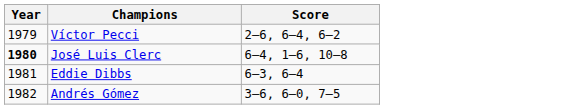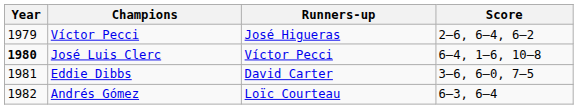+ column: (339, 14)
(274, 74) 6–3, 6–4 -> (486, 74) 3–6, 6–0, 7–5
(292, 94) 3–6, 6–0, 7–5 -> (468, 94) 6–3, 6–4
